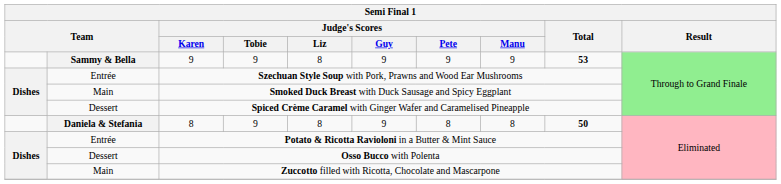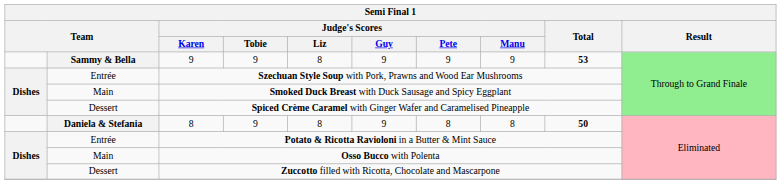(103, 156) Dessert -> (103, 156) Main
(103, 171) Main -> (103, 171) Dessert
